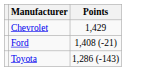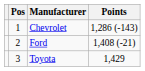+ column: (18, 12)
(96, 27) 1,429 -> (114, 27) 1,286 (-143)
(96, 59) 1,286 (-143) -> (114, 59) 1,429
